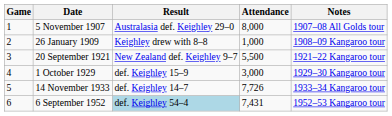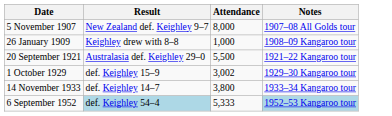- column: (19, 12)
(174, 27) Australasia def. Keighley 29–0 -> (147, 27) New Zealand def. Keighley 9–7
(176, 57) New Zealand def. Keighley 9–7 -> (145, 57) Australasia def. Keighley 29–0
(253, 73) 3,000 -> (224, 73) 3,002
(253, 88) 7,726 -> (224, 88) 3,800
(253, 103) 7,431 -> (224, 103) 5,333
(339, 103) no background -> (310, 103) lightblue background
